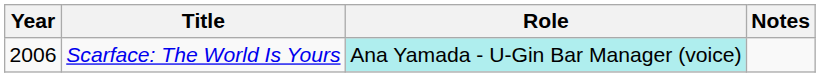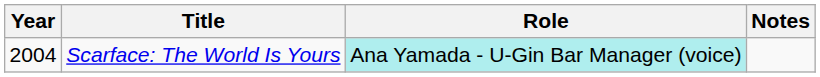(33, 54) 2006 -> (33, 54) 2004
